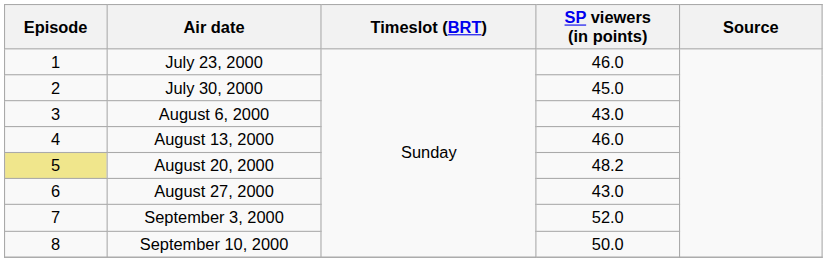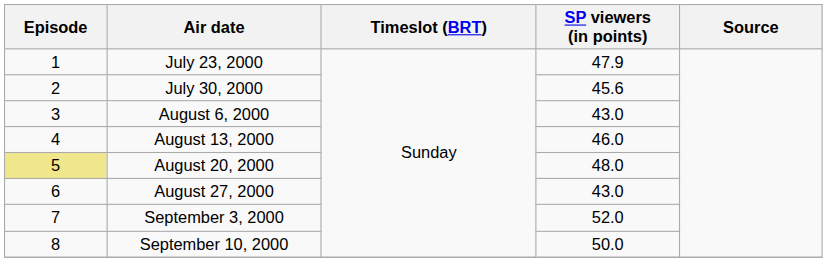(608, 62) 46.0 -> (608, 62) 47.9
(608, 88) 45.0 -> (608, 88) 45.6
(608, 166) 48.2 -> (608, 166) 48.0
